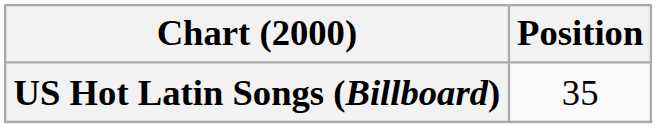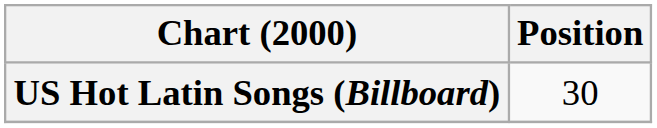(580, 91) 35 -> (580, 91) 30
